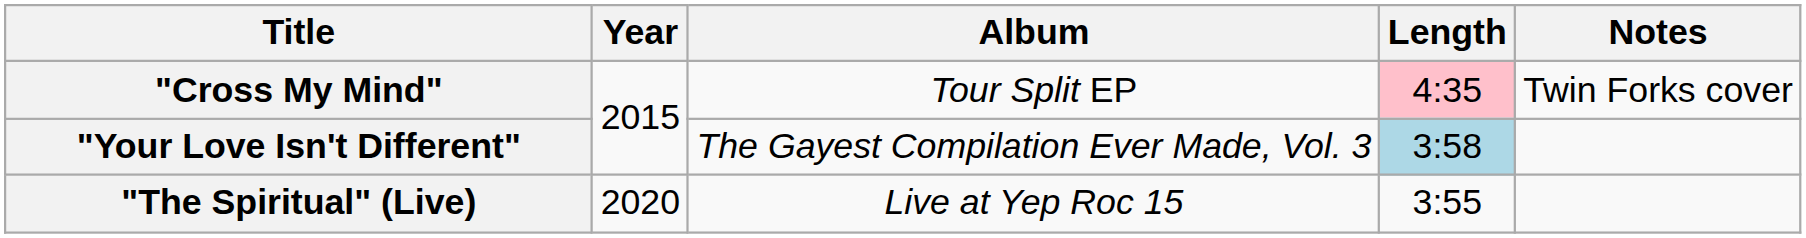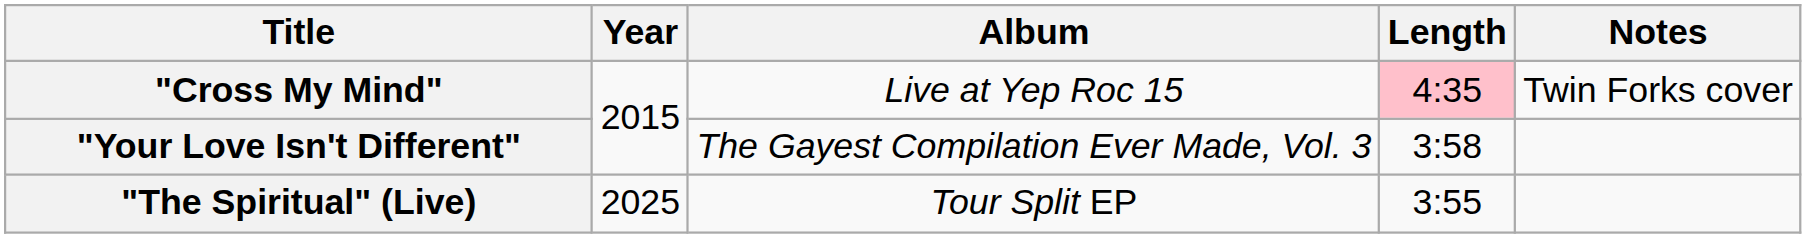(1034, 89) Tour Split EP -> (1034, 89) Live at Yep Roc 15
(1447, 145) lightblue background -> (1447, 145) no background
(640, 202) 2020 -> (640, 202) 2025
(1034, 202) Live at Yep Roc 15 -> (1034, 202) Tour Split EP
